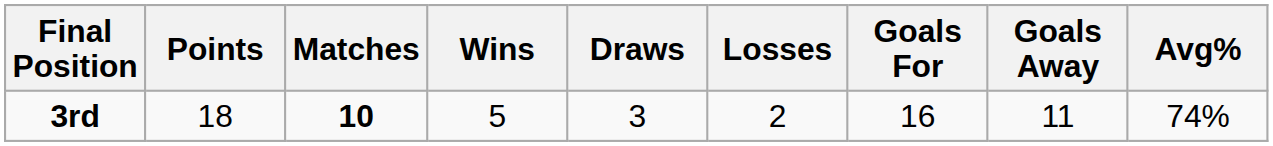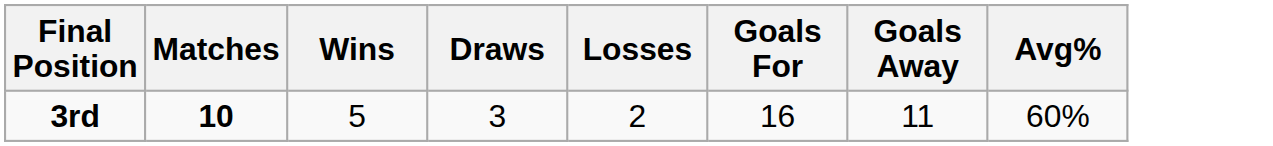- column: (215, 48)
(1198, 116) 74% -> (1058, 116) 60%
